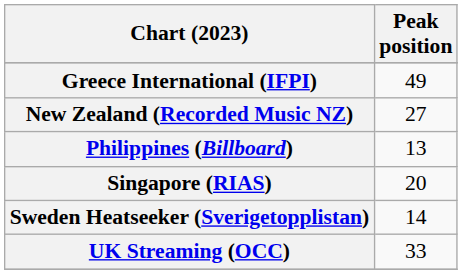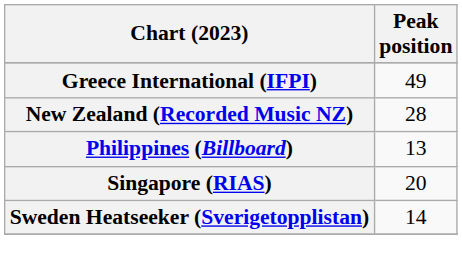(416, 114) 27 -> (416, 114) 28
- row: (189, 251)
